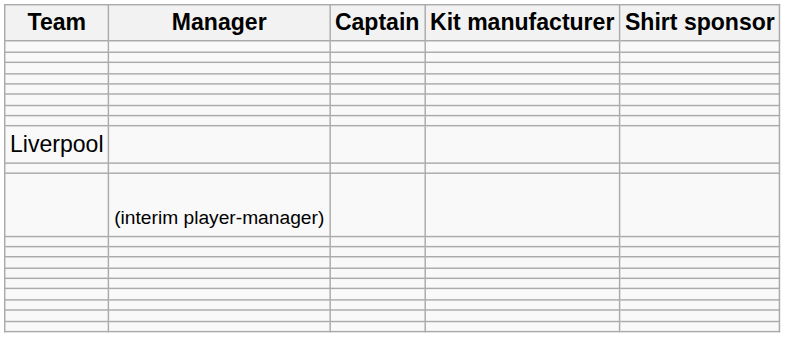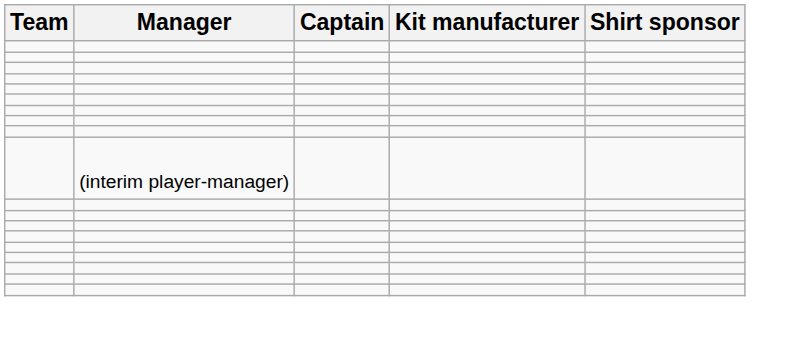- row: (57, 144)
